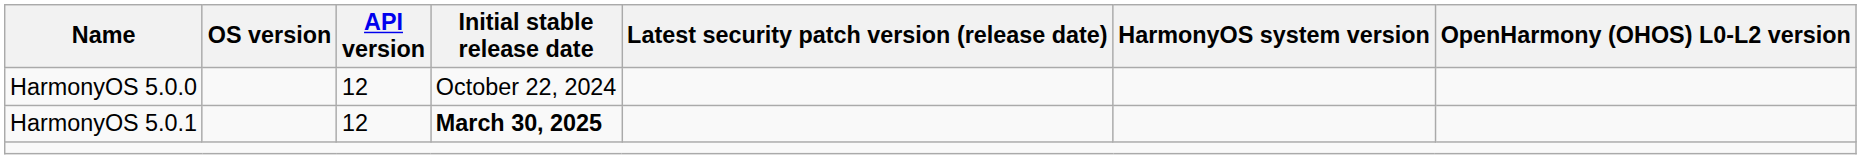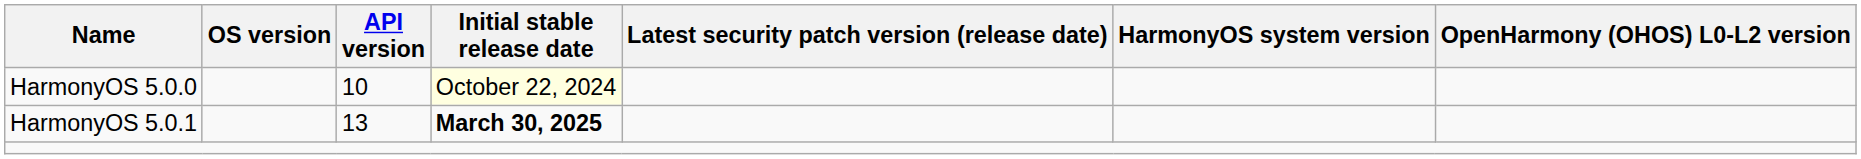(355, 86) 12 -> (355, 86) 10
(526, 86) no background -> (526, 86) lightyellow background
(355, 123) 12 -> (355, 123) 13
